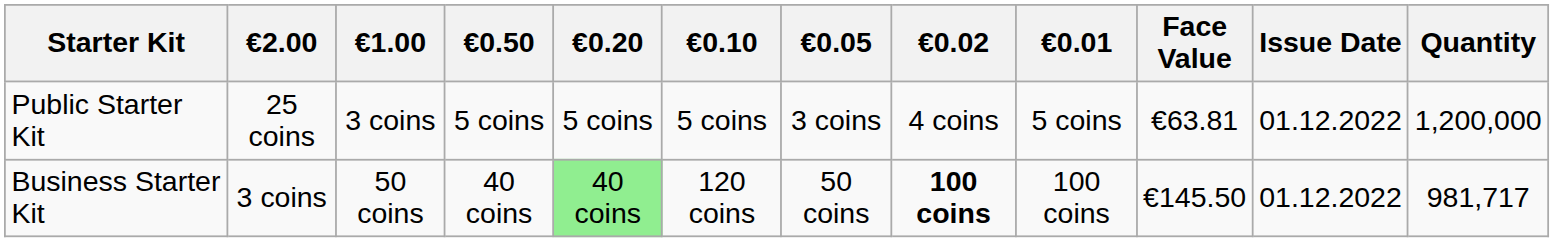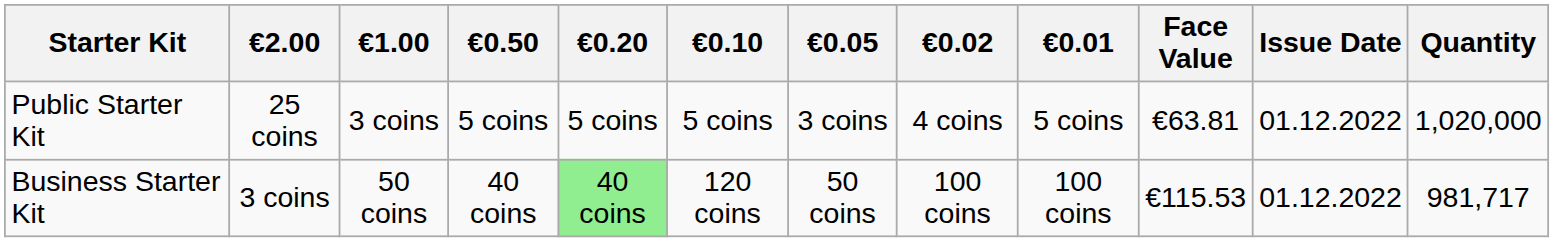(1478, 120) 1,200,000 -> (1478, 120) 1,020,000
(954, 197) bold -> (958, 197) normal
(1195, 197) €145.50 -> (1196, 197) €115.53
